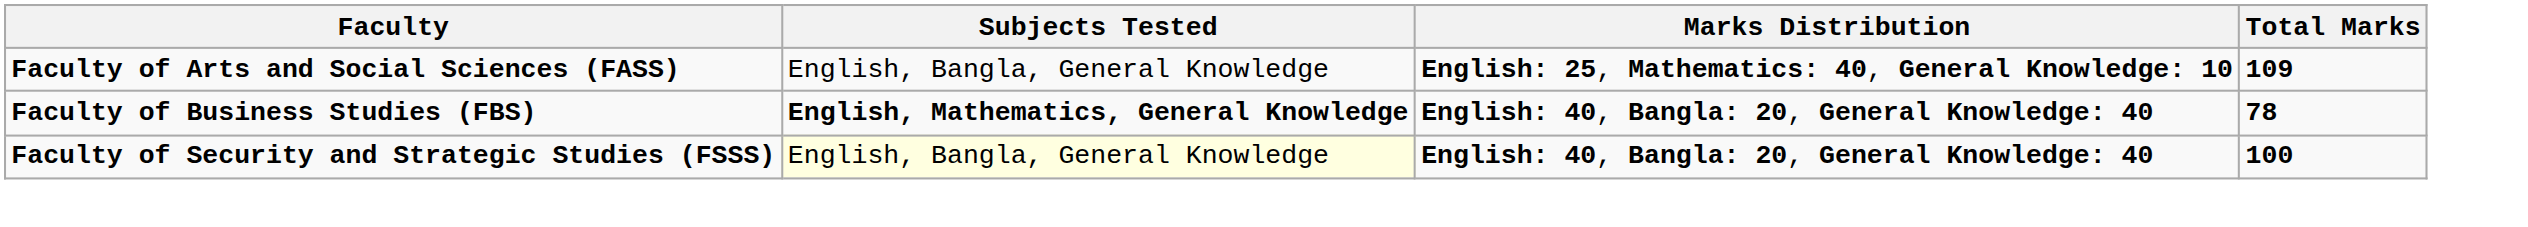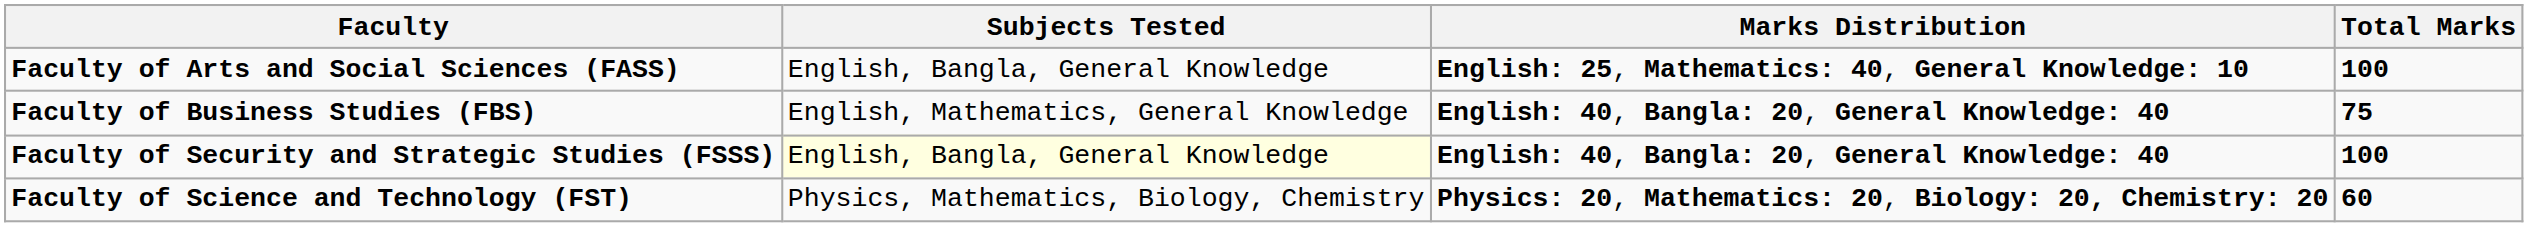(2269, 70) 109 -> (2365, 70) 100
(1098, 113) bold -> (1098, 113) normal
(2262, 113) 78 -> (2357, 113) 75
+ row: (322, 200)
